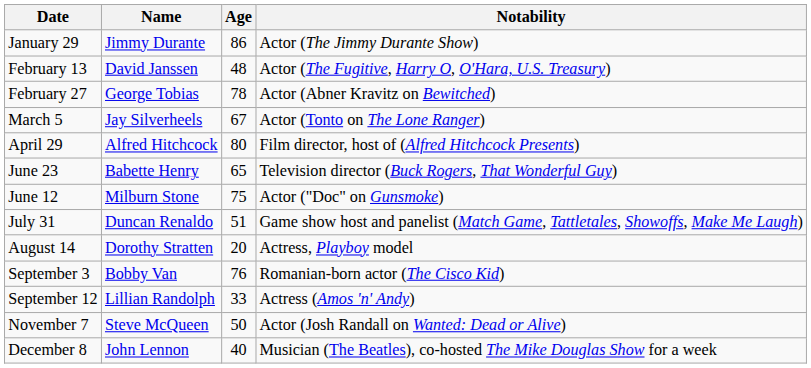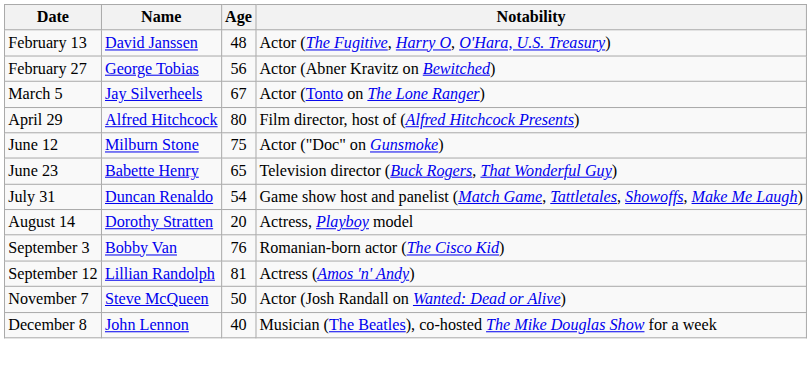- row: (43, 42)
(239, 94) 78 -> (239, 68) 56
rows swapped: (33, 196) <-> (33, 171)
(239, 222) 51 -> (239, 196) 54
(239, 299) 33 -> (239, 273) 81
